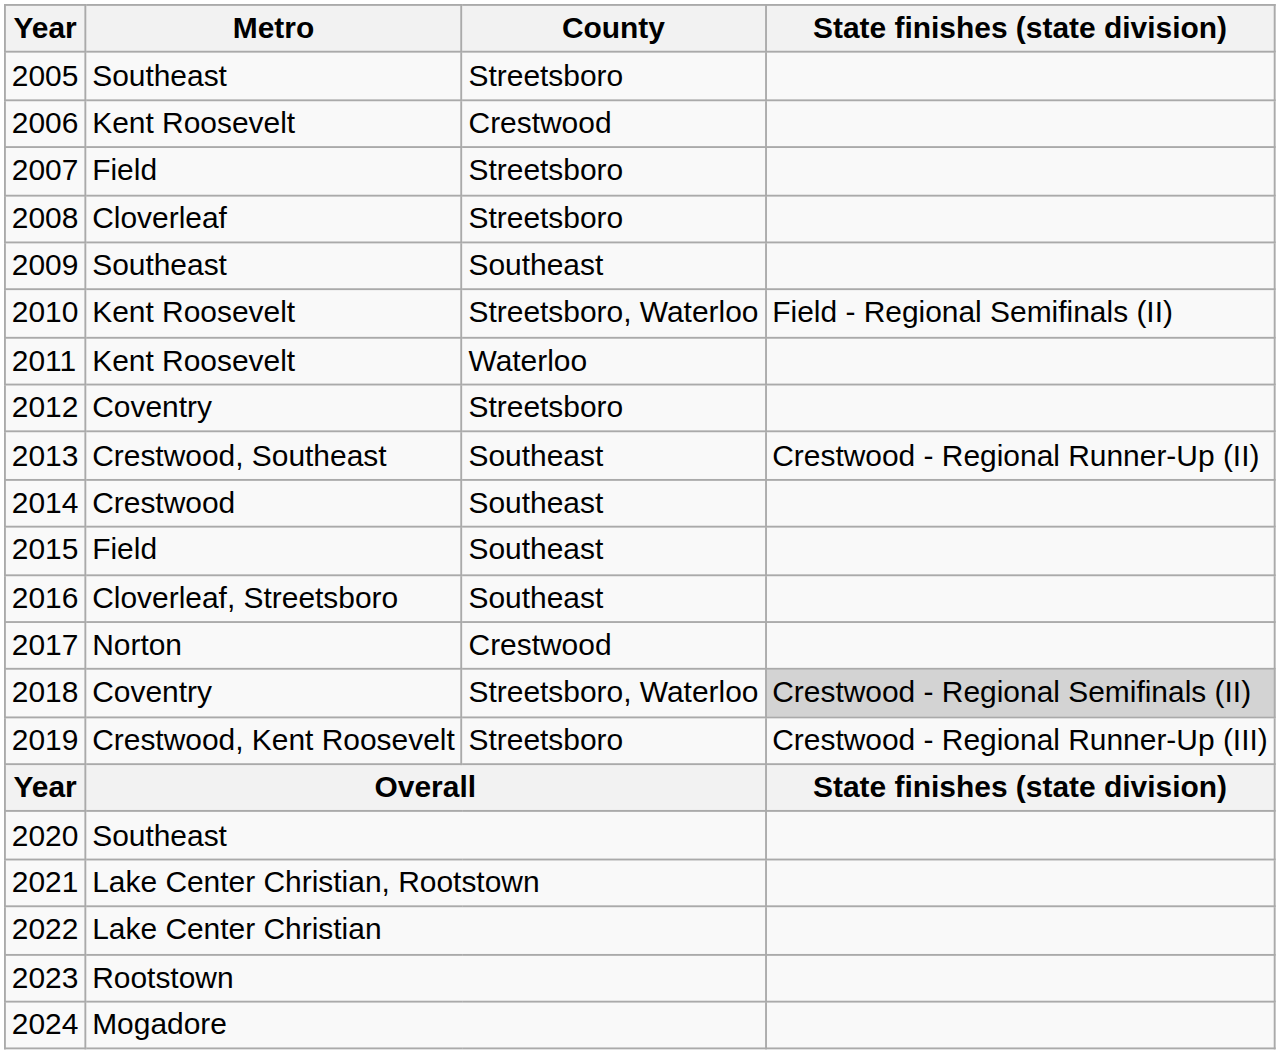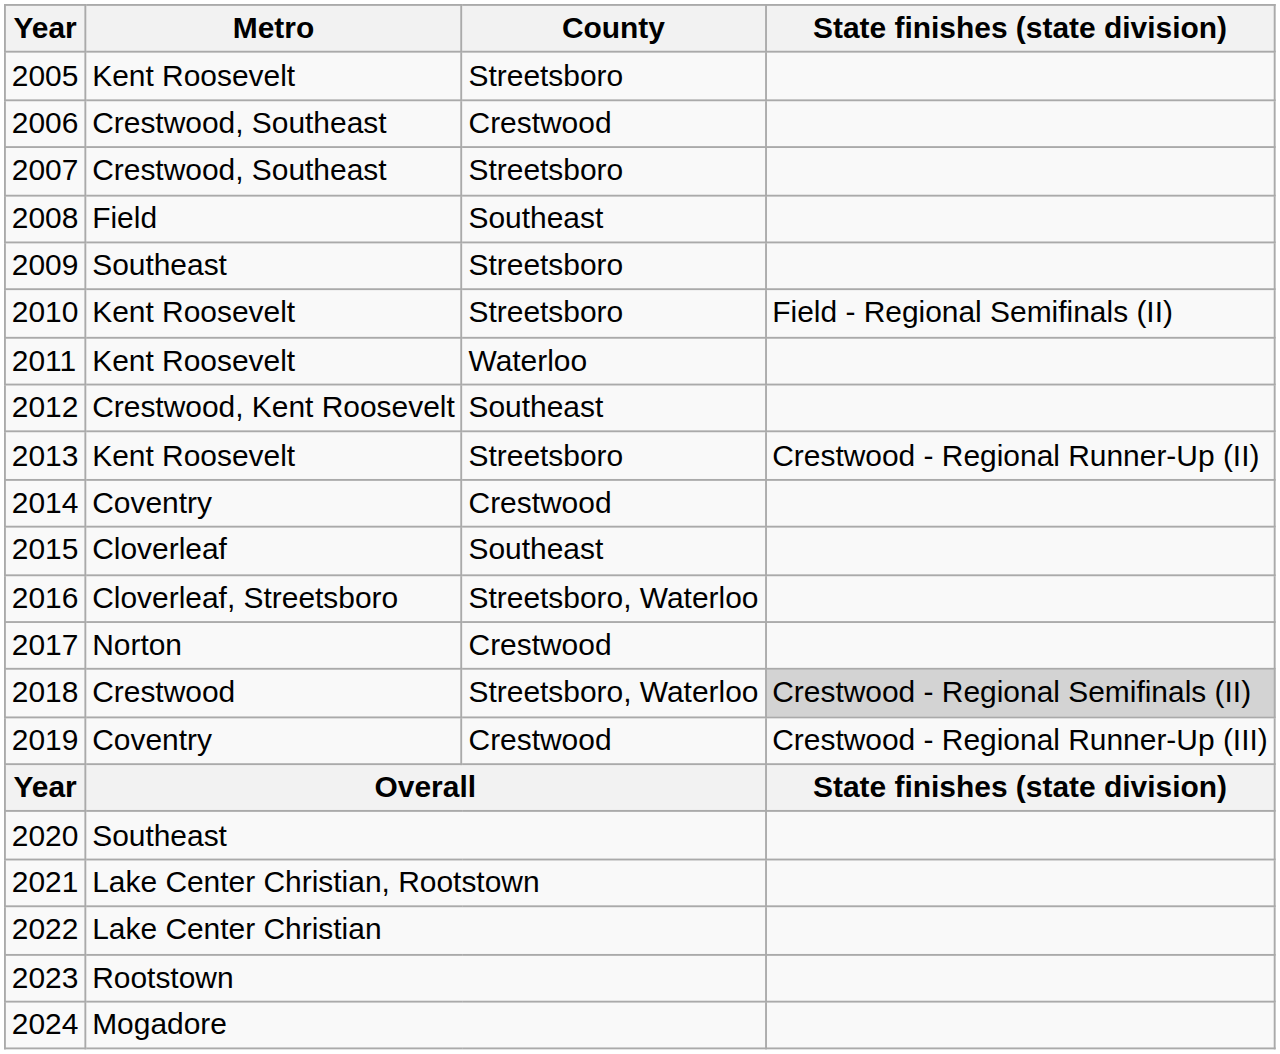(160, 75) Southeast -> (194, 75) Kent Roosevelt
(194, 123) Kent Roosevelt -> (239, 123) Crestwood, Southeast
(125, 170) Field -> (239, 170) Crestwood, Southeast
(160, 218) Cloverleaf -> (125, 218) Field
(546, 218) Streetsboro -> (536, 218) Southeast
(536, 265) Southeast -> (546, 265) Streetsboro
(613, 312) Streetsboro, Waterloo -> (546, 312) Streetsboro
(152, 407) Coventry -> (273, 407) Crestwood, Kent Roosevelt
(546, 407) Streetsboro -> (536, 407) Southeast
(239, 455) Crestwood, Southeast -> (194, 455) Kent Roosevelt
(536, 455) Southeast -> (546, 455) Streetsboro
(164, 502) Crestwood -> (152, 502) Coventry
(536, 502) Southeast -> (540, 502) Crestwood
(125, 550) Field -> (160, 550) Cloverleaf
(536, 597) Southeast -> (613, 597) Streetsboro, Waterloo
(152, 692) Coventry -> (164, 692) Crestwood
(273, 739) Crestwood, Kent Roosevelt -> (152, 739) Coventry
(546, 739) Streetsboro -> (540, 739) Crestwood
